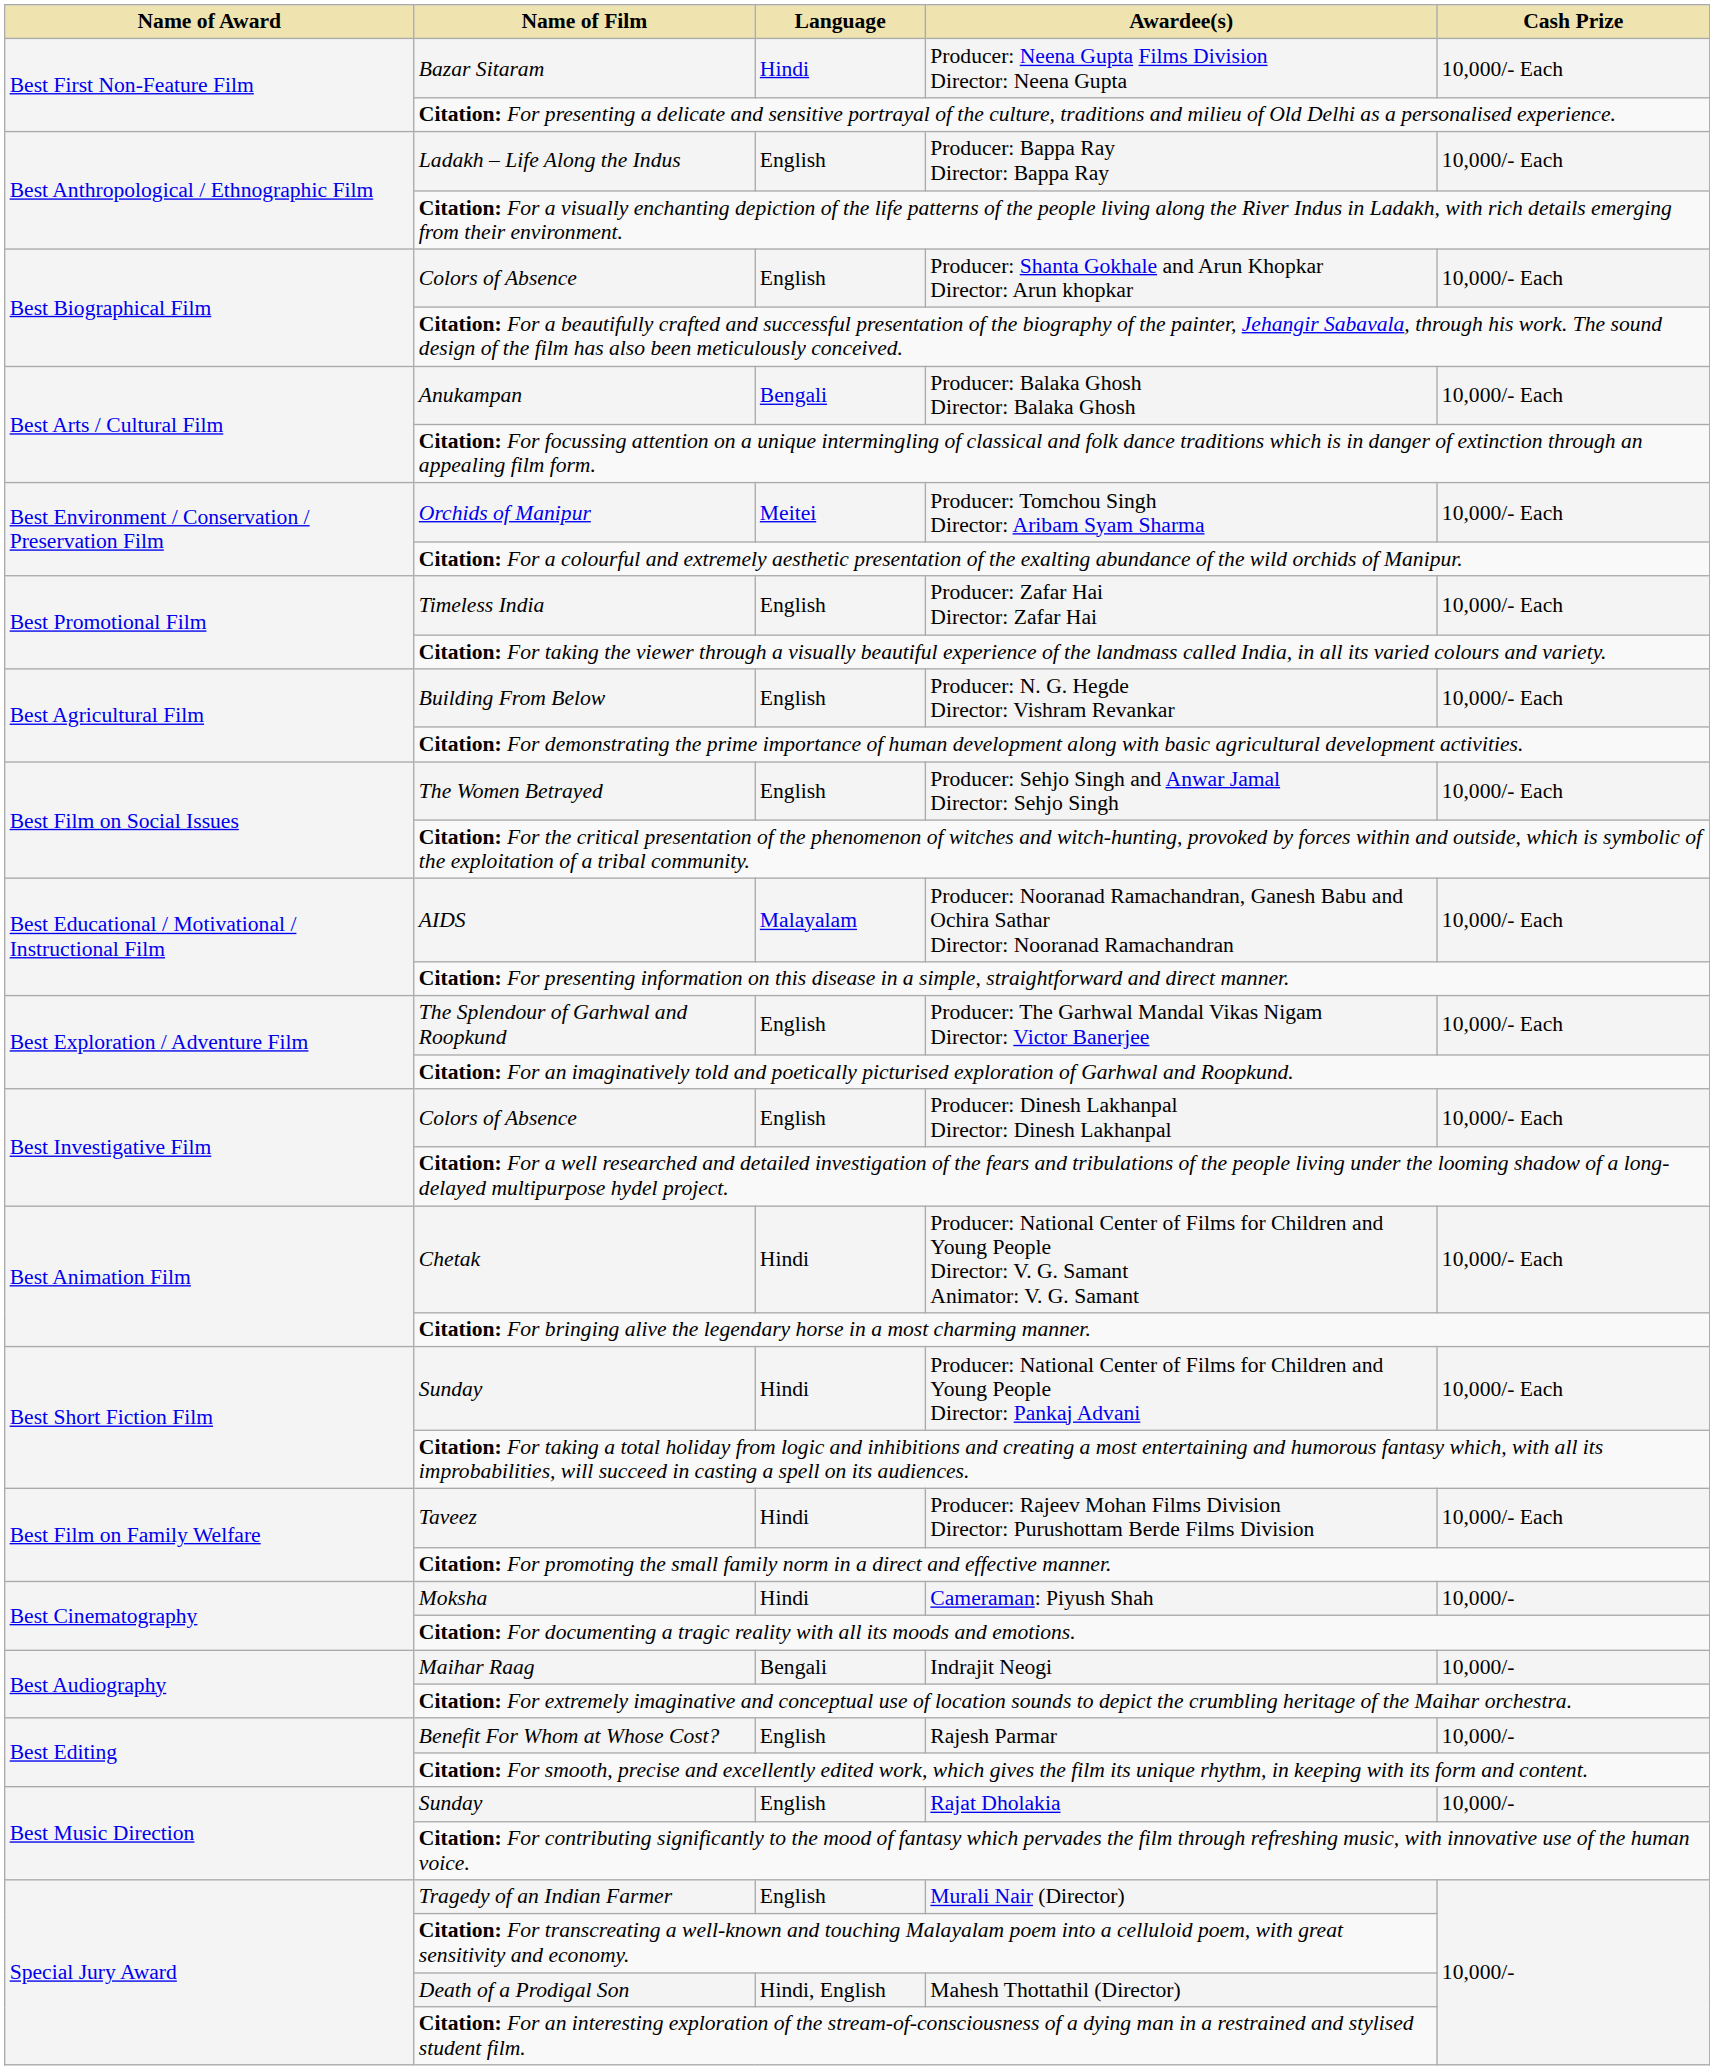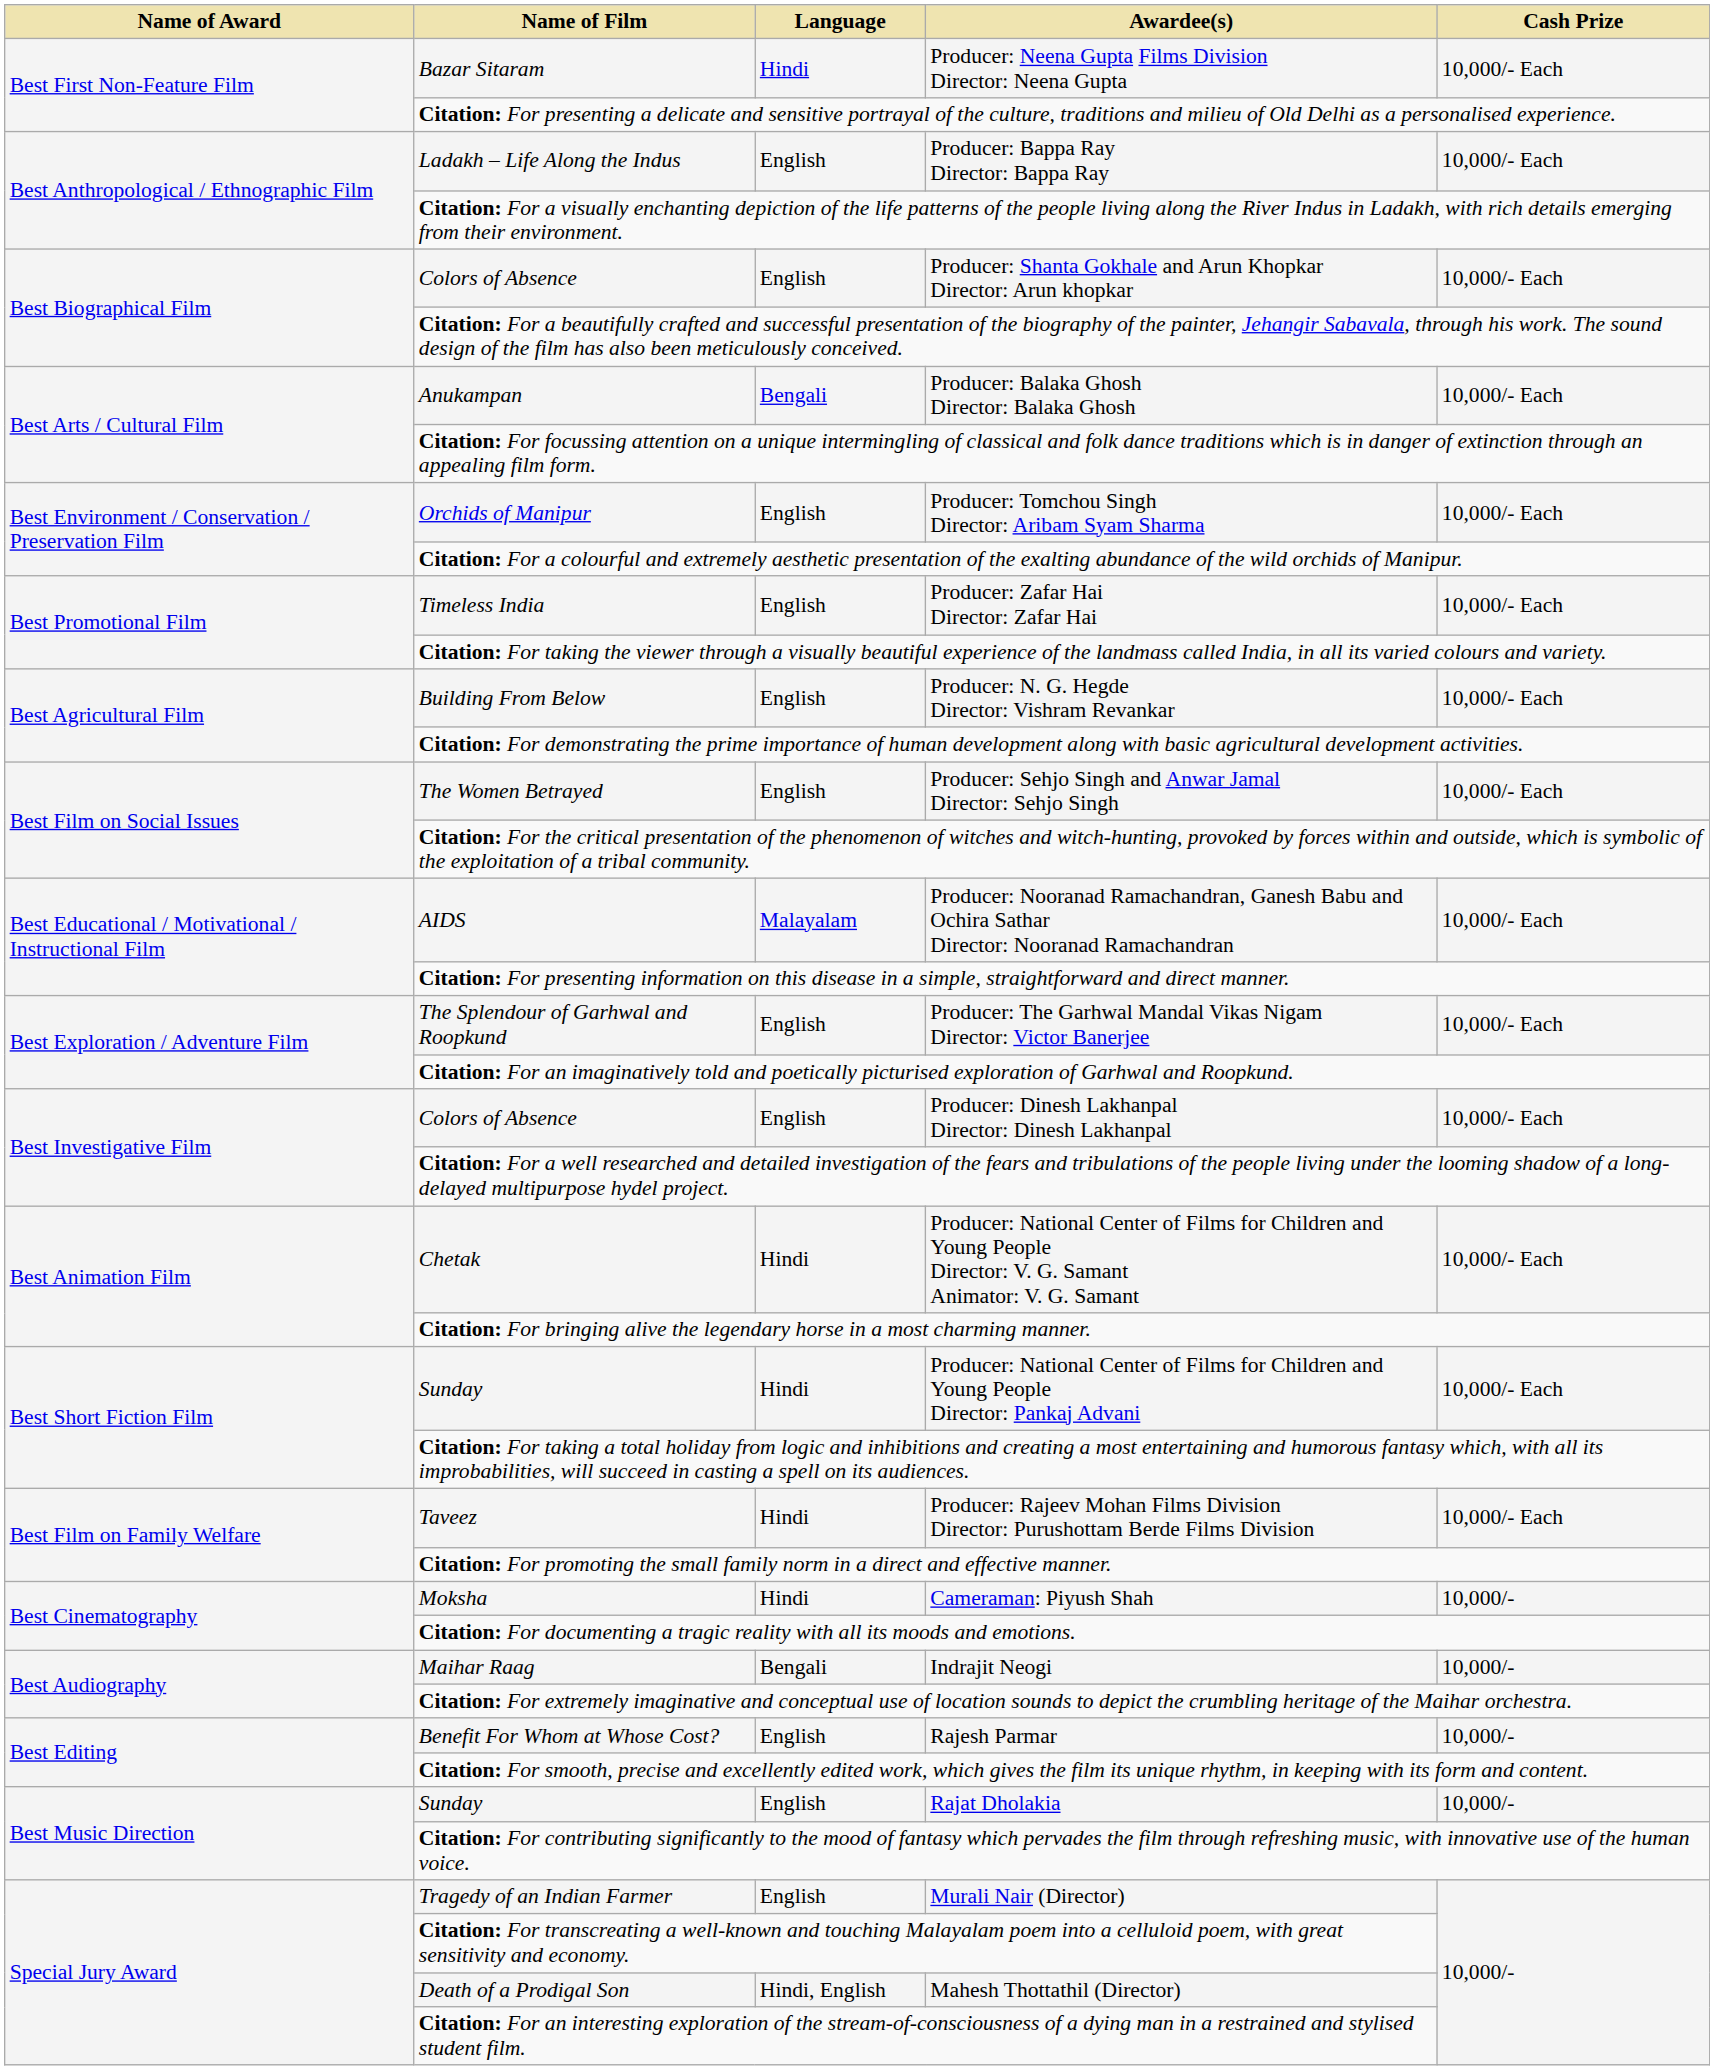(788, 512) Meitei -> (793, 512) English
